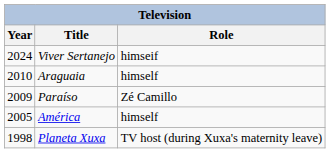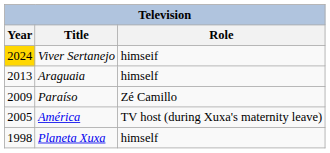(20, 56) no background -> (20, 56) gold background
(20, 76) 2010 -> (20, 76) 2013
(139, 117) himself -> (221, 117) TV host (during Xuxa's maternity leave)
(221, 138) TV host (during Xuxa's maternity leave) -> (139, 138) himself
